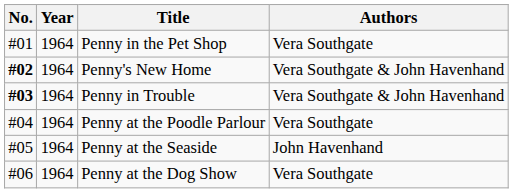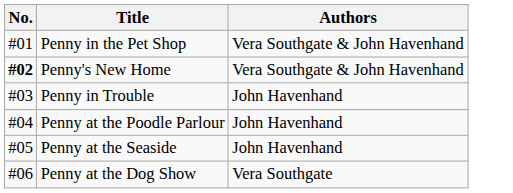- column: (57, 17)
(323, 43) Vera Southgate -> (348, 43) Vera Southgate & John Havenhand
(21, 95) bold -> (21, 95) normal
(389, 95) Vera Southgate & John Havenhand -> (287, 95) John Havenhand
(323, 122) Vera Southgate -> (287, 122) John Havenhand
